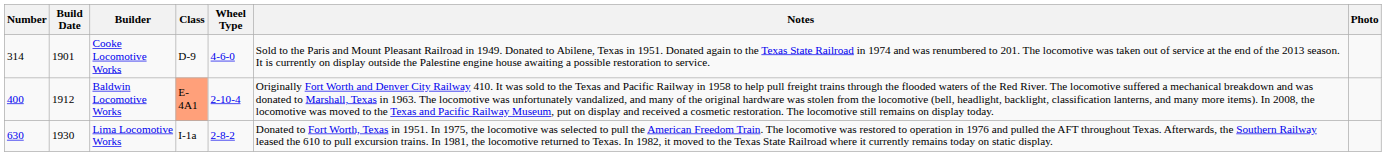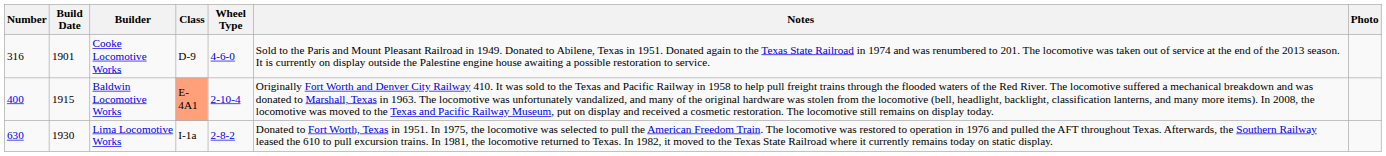(15, 56) 314 -> (15, 56) 316
(63, 99) 1912 -> (63, 99) 1915
